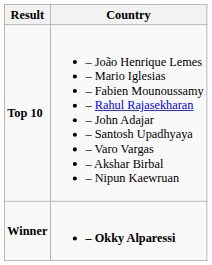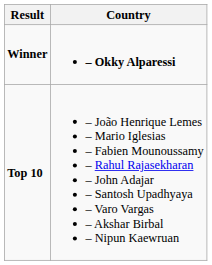rows swapped: (27, 230) <-> (25, 113)
